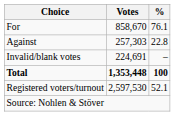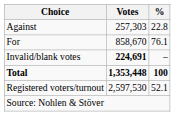rows swapped: (13, 27) <-> (21, 42)
(131, 57) normal -> (131, 57) bold
